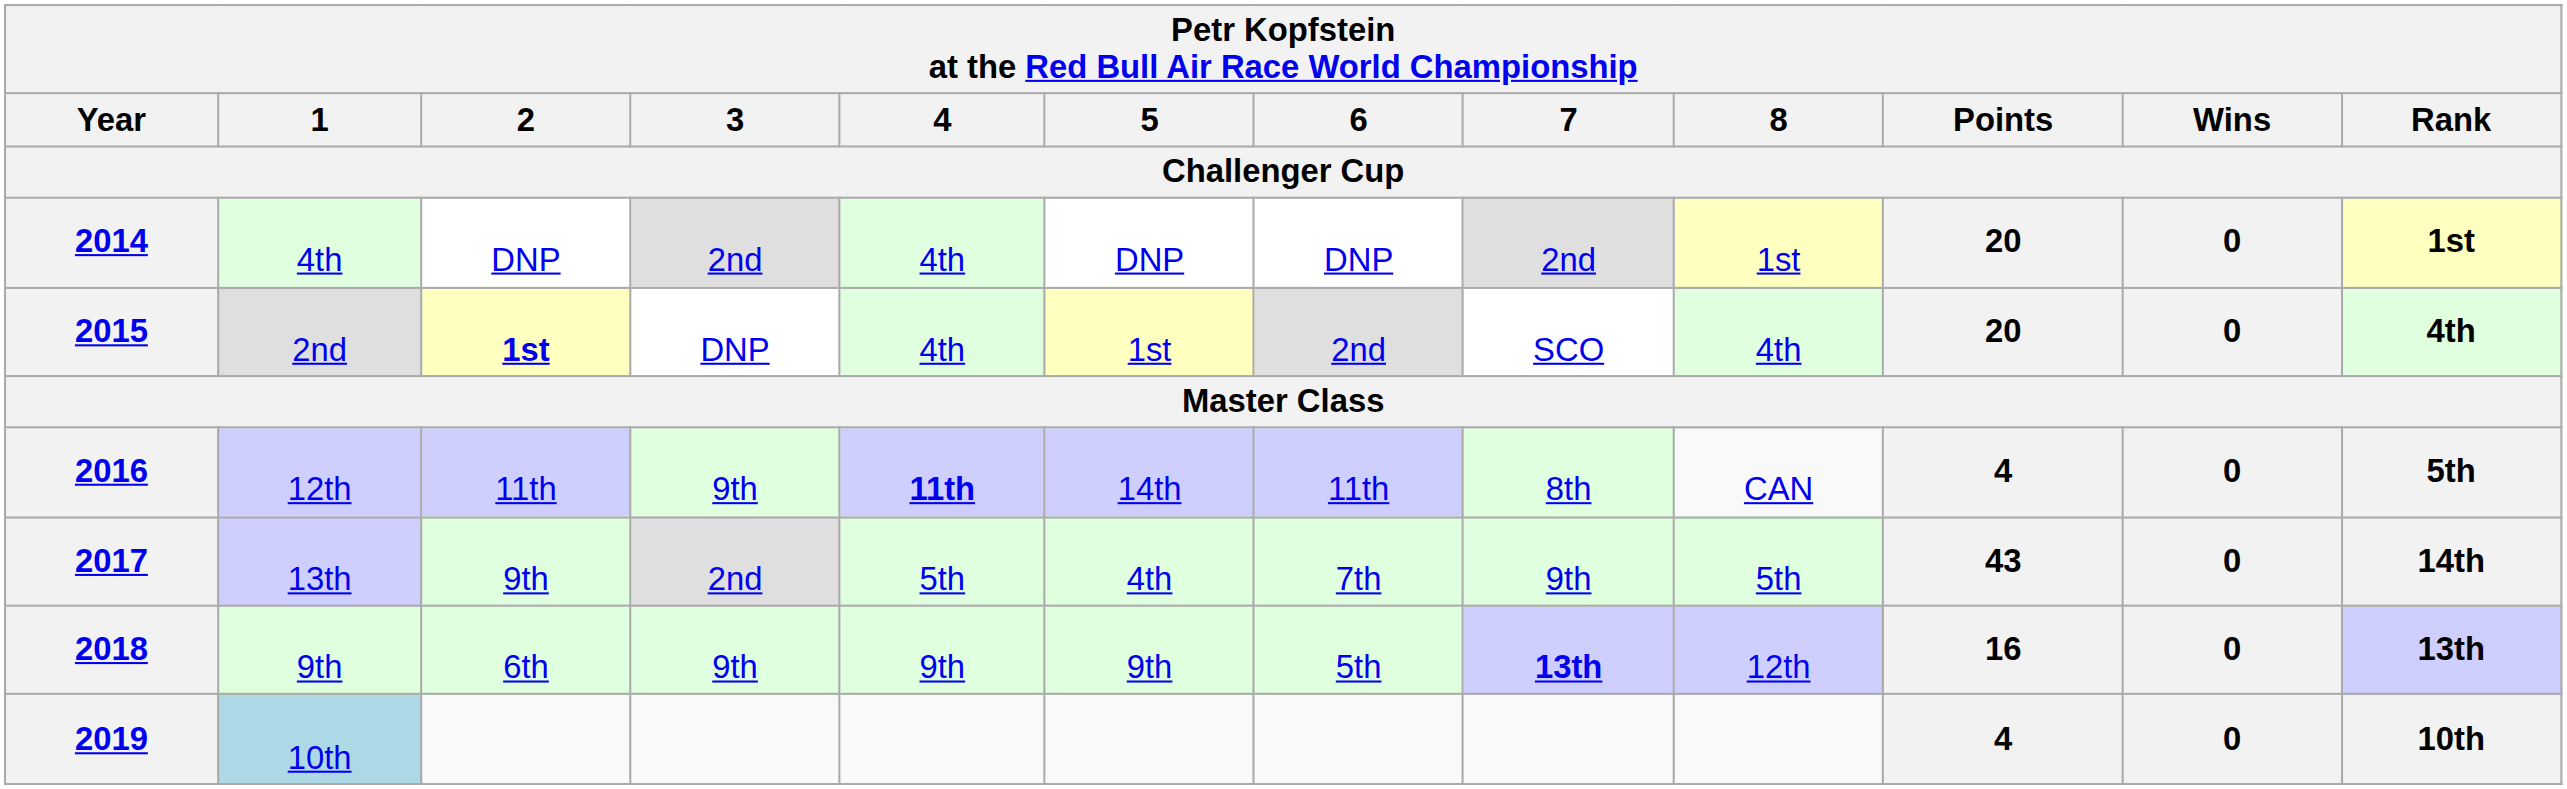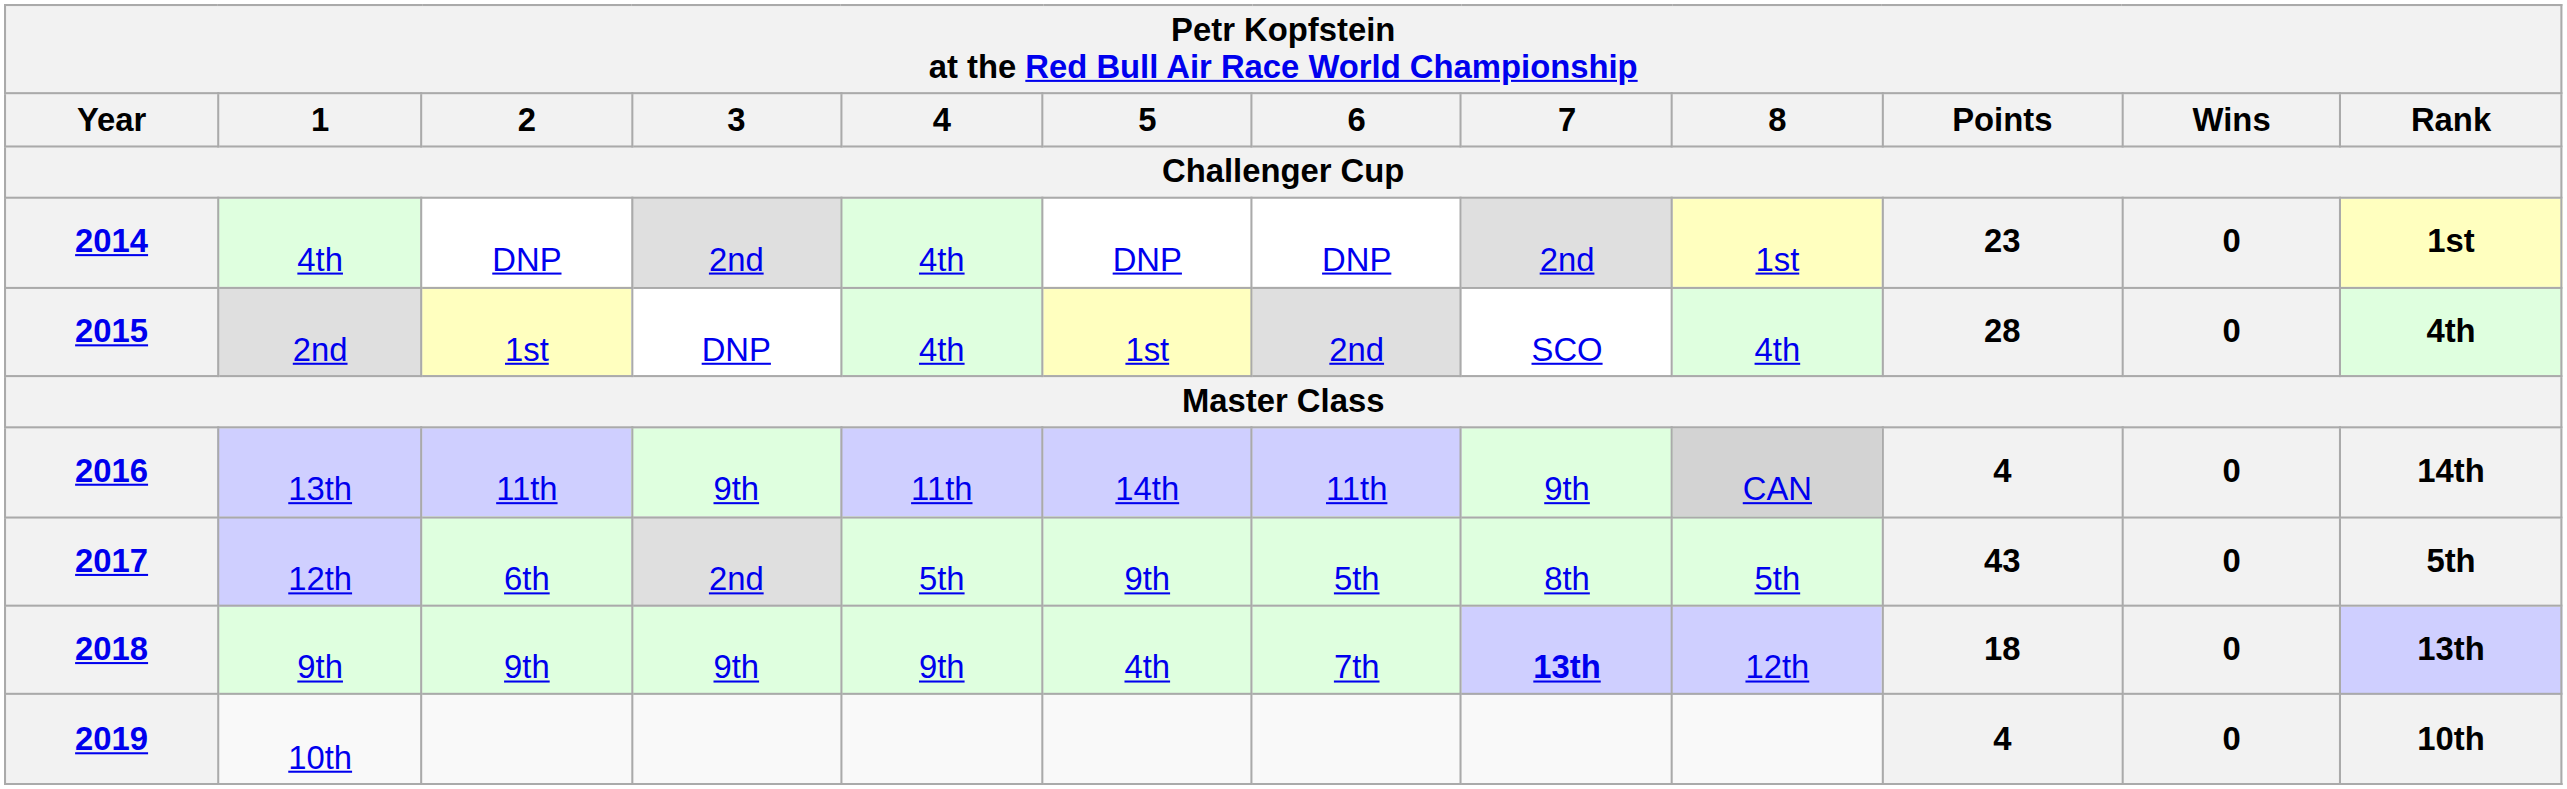(2003, 241) 20 -> (2002, 241) 23
(526, 349) bold -> (527, 349) normal
(2003, 330) 20 -> (2002, 330) 28
(320, 490) 12th -> (320, 490) 13th
(942, 490) bold -> (942, 490) normal
(1569, 490) 8th -> (1567, 490) 9th
(1779, 490) no background -> (1777, 490) lightgrey background
(2451, 471) 5th -> (2451, 471) 14th
(320, 579) 13th -> (320, 579) 12th
(526, 579) 9th -> (527, 579) 6th
(1150, 579) 4th -> (1147, 579) 9th
(1359, 579) 7th -> (1357, 579) 5th
(1569, 579) 9th -> (1567, 579) 8th
(2451, 560) 14th -> (2451, 560) 5th
(526, 668) 6th -> (527, 668) 9th
(1150, 668) 9th -> (1147, 668) 4th
(1359, 668) 5th -> (1357, 668) 7th
(2003, 649) 16 -> (2002, 649) 18
(320, 756) lightblue background -> (320, 756) no background
